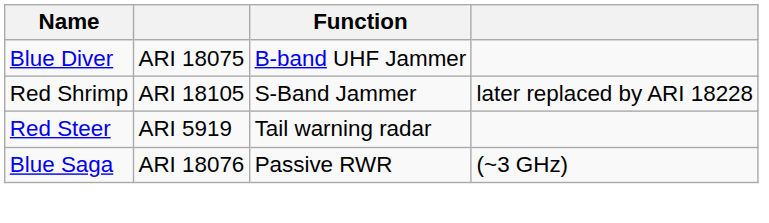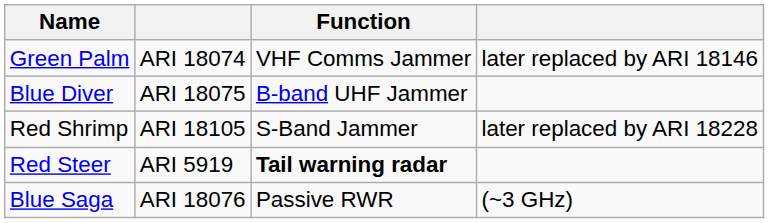+ row: (70, 57)
(343, 128) normal -> (352, 164) bold
